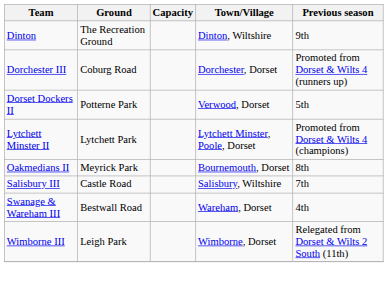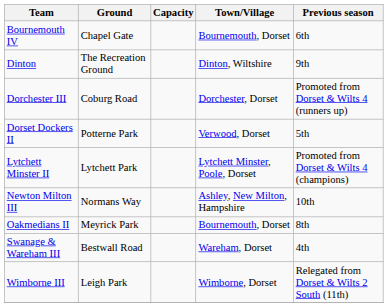+ row: (36, 35)
+ row: (39, 202)
- row: (33, 184)
